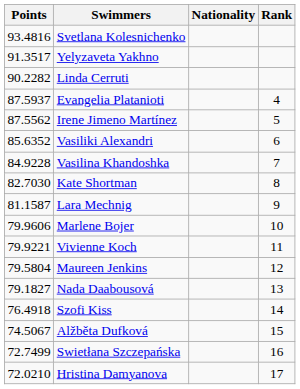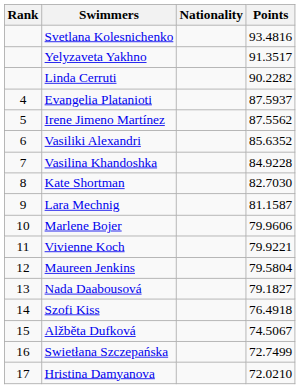columns swapped: (277, 15) <-> (29, 15)
